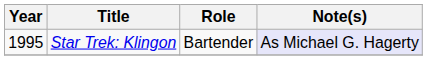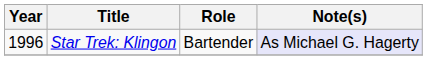(26, 42) 1995 -> (26, 42) 1996
